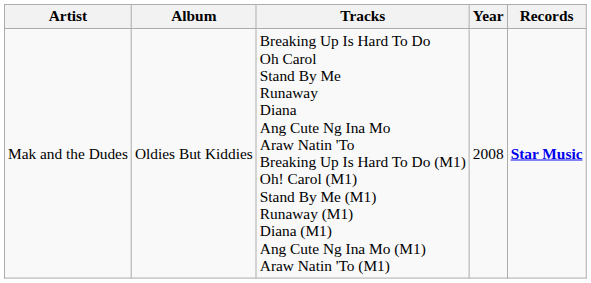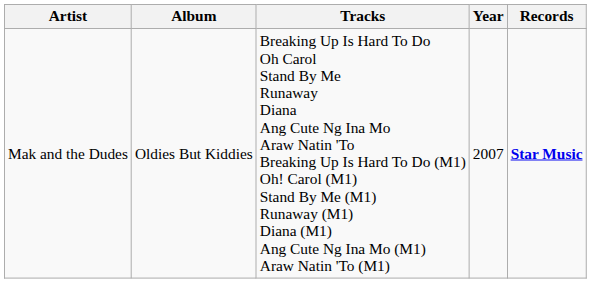(488, 153) 2008 -> (488, 153) 2007
